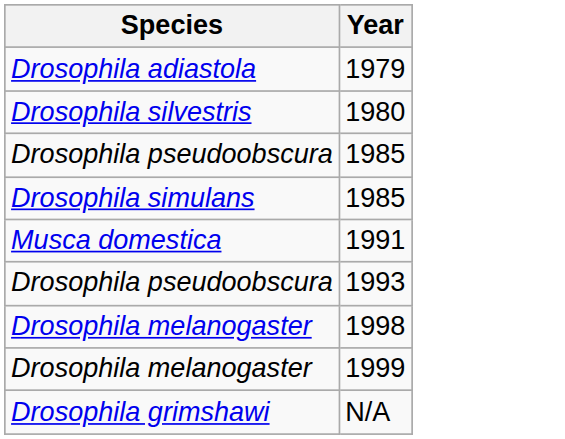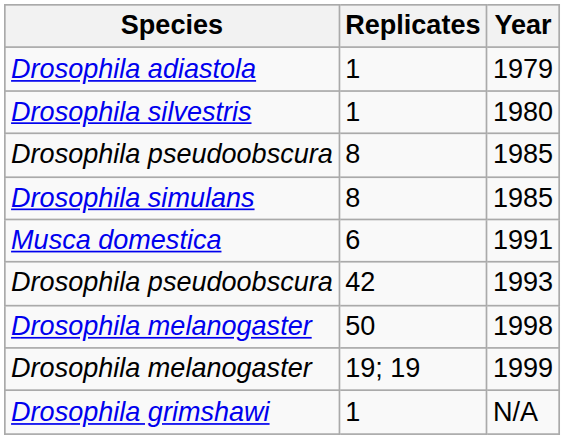+ column: (413, 25)
